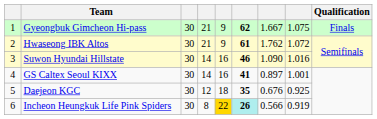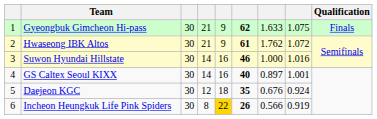(271, 28) 1.667 -> (271, 28) 1.633
(271, 59) 1.090 -> (271, 59) 1.000
(245, 75) 41 -> (245, 75) 40
(298, 91) 0.925 -> (298, 91) 0.924
(245, 106) paleturquoise background -> (245, 106) no background
